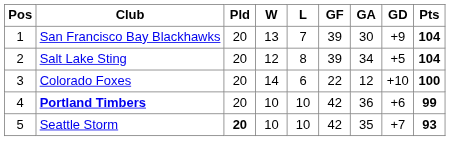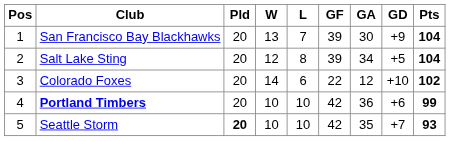(429, 81) 100 -> (429, 81) 102
